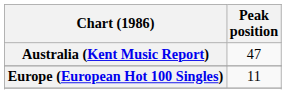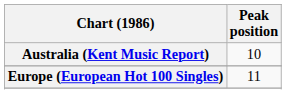(254, 54) 47 -> (254, 54) 10
